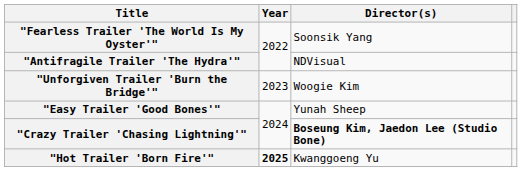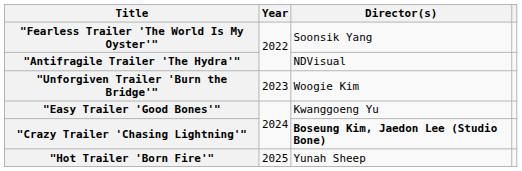(330, 110) Yunah Sheep -> (336, 110) Kwanggoeng Yu
(275, 158) bold -> (275, 158) normal
(336, 158) Kwanggoeng Yu -> (330, 158) Yunah Sheep
